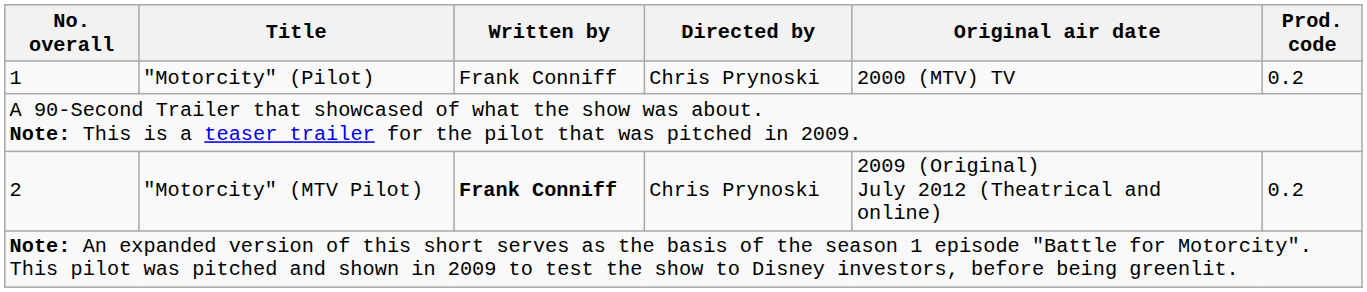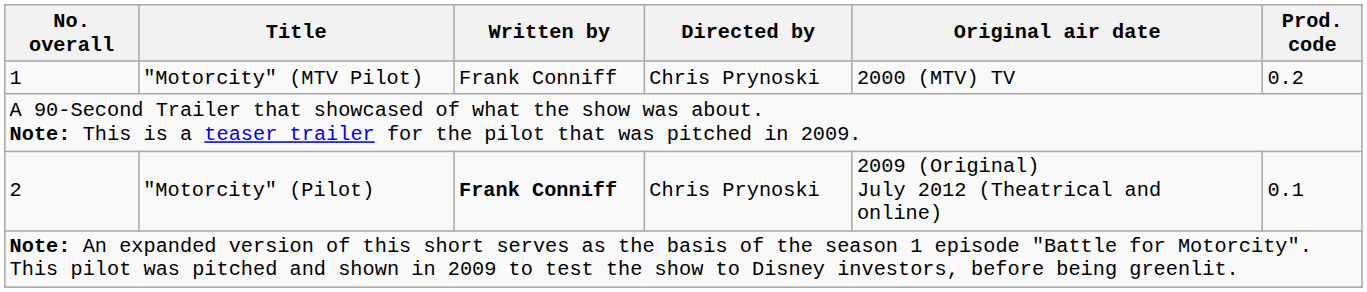(259, 78) "Motorcity" (Pilot) -> (283, 78) "Motorcity" (MTV Pilot)
(283, 191) "Motorcity" (MTV Pilot) -> (259, 191) "Motorcity" (Pilot)
(1286, 191) 0.2 -> (1286, 191) 0.1
